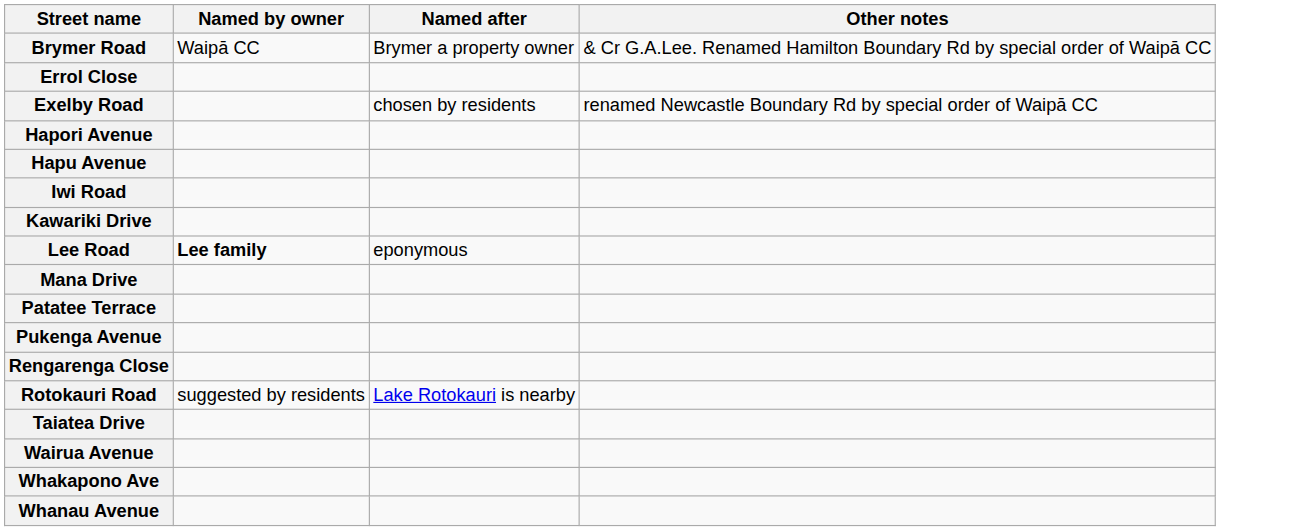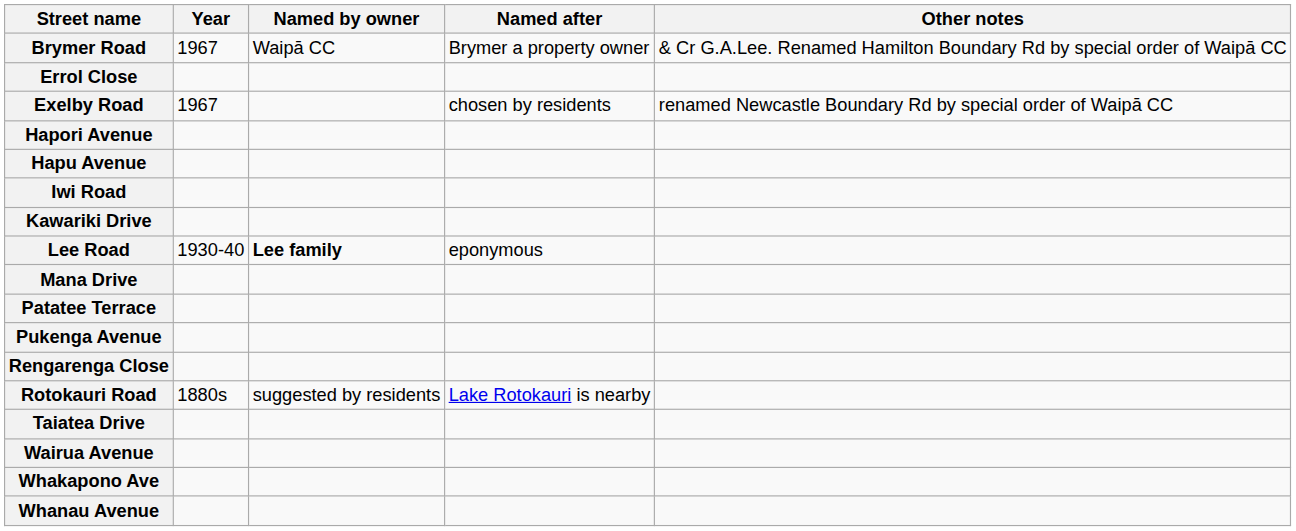+ column: (211, 18)
